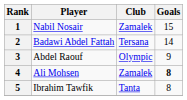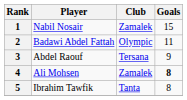(134, 42) Tersana -> (136, 42) Olympic
(169, 42) 14 -> (169, 42) 11
(136, 57) Olympic -> (134, 57) Tersana
